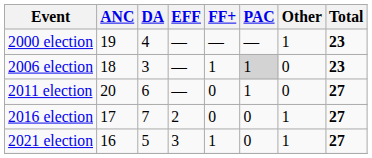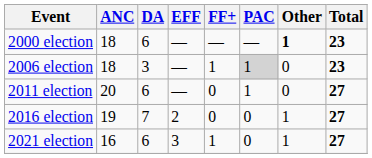(108, 41) 19 -> (108, 41) 18
(145, 41) 4 -> (145, 41) 6
(286, 41) normal -> (286, 41) bold
(108, 116) 17 -> (108, 116) 19
(145, 141) 5 -> (145, 141) 6
